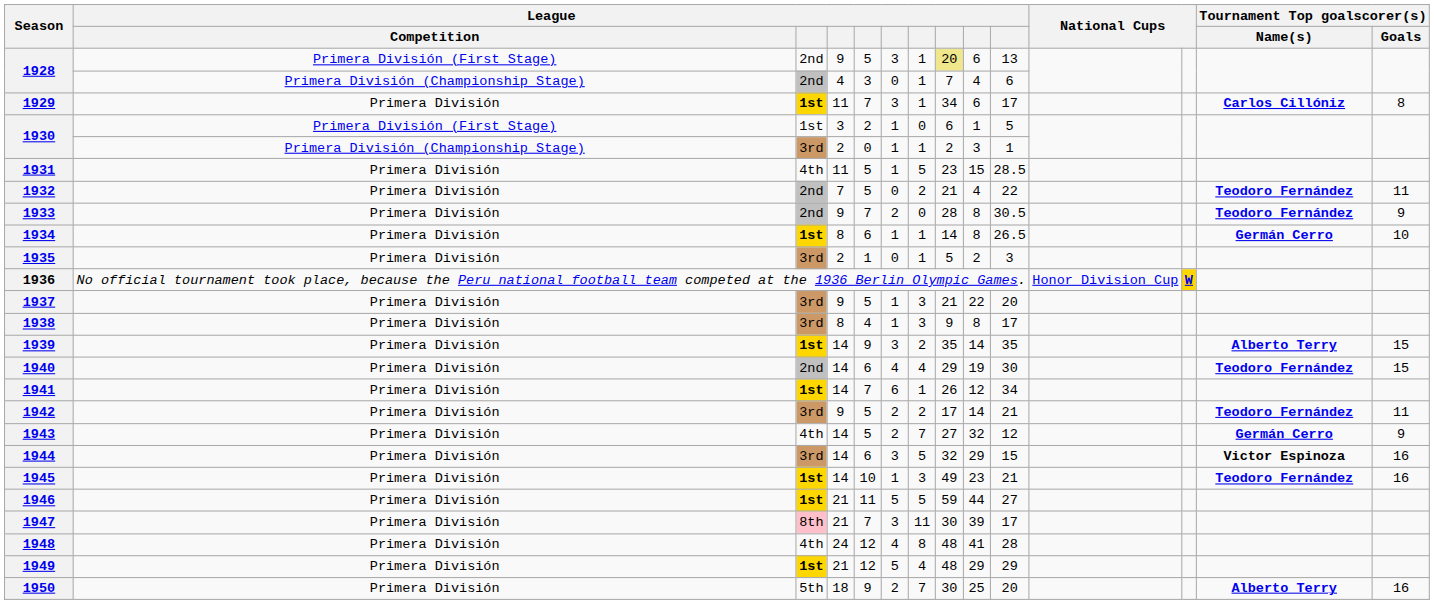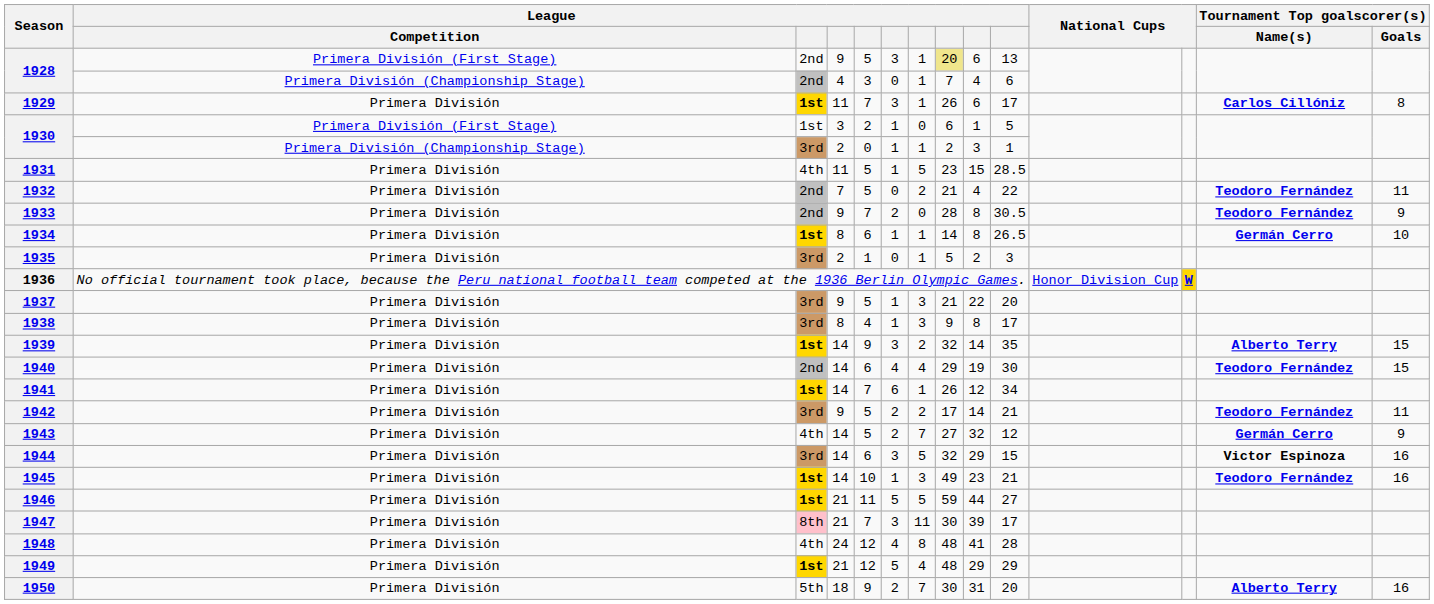(949, 104) 34 -> (949, 104) 26
(949, 346) 35 -> (949, 346) 32
(977, 588) 25 -> (977, 588) 31
